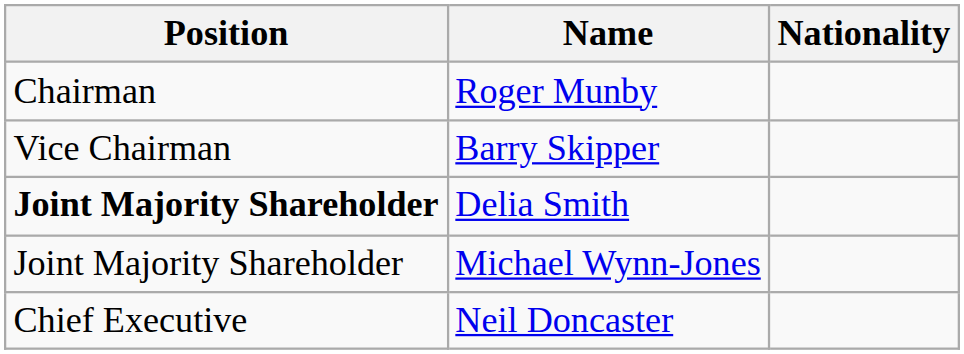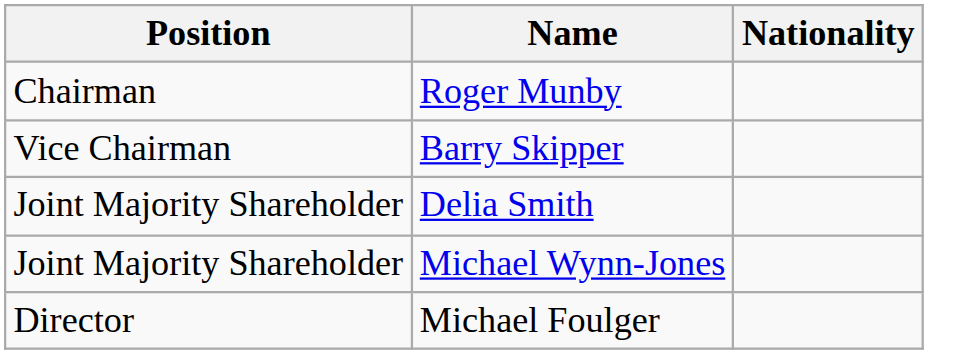(226, 205) bold -> (208, 205) normal
+ row: (540, 319)
- row: (564, 319)
